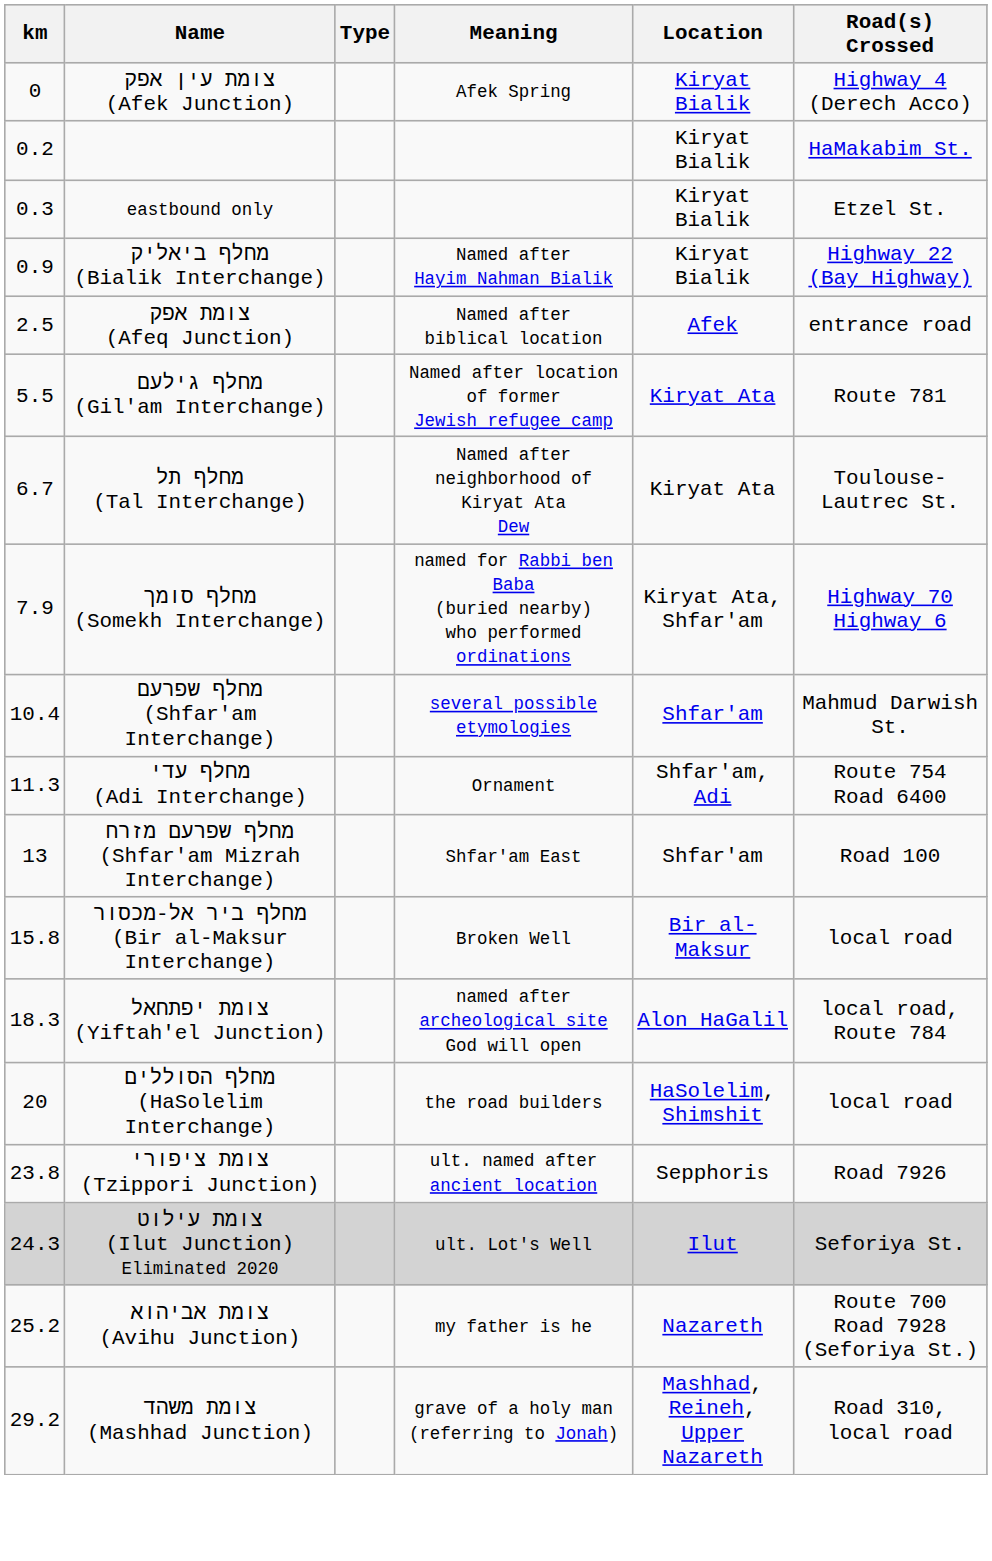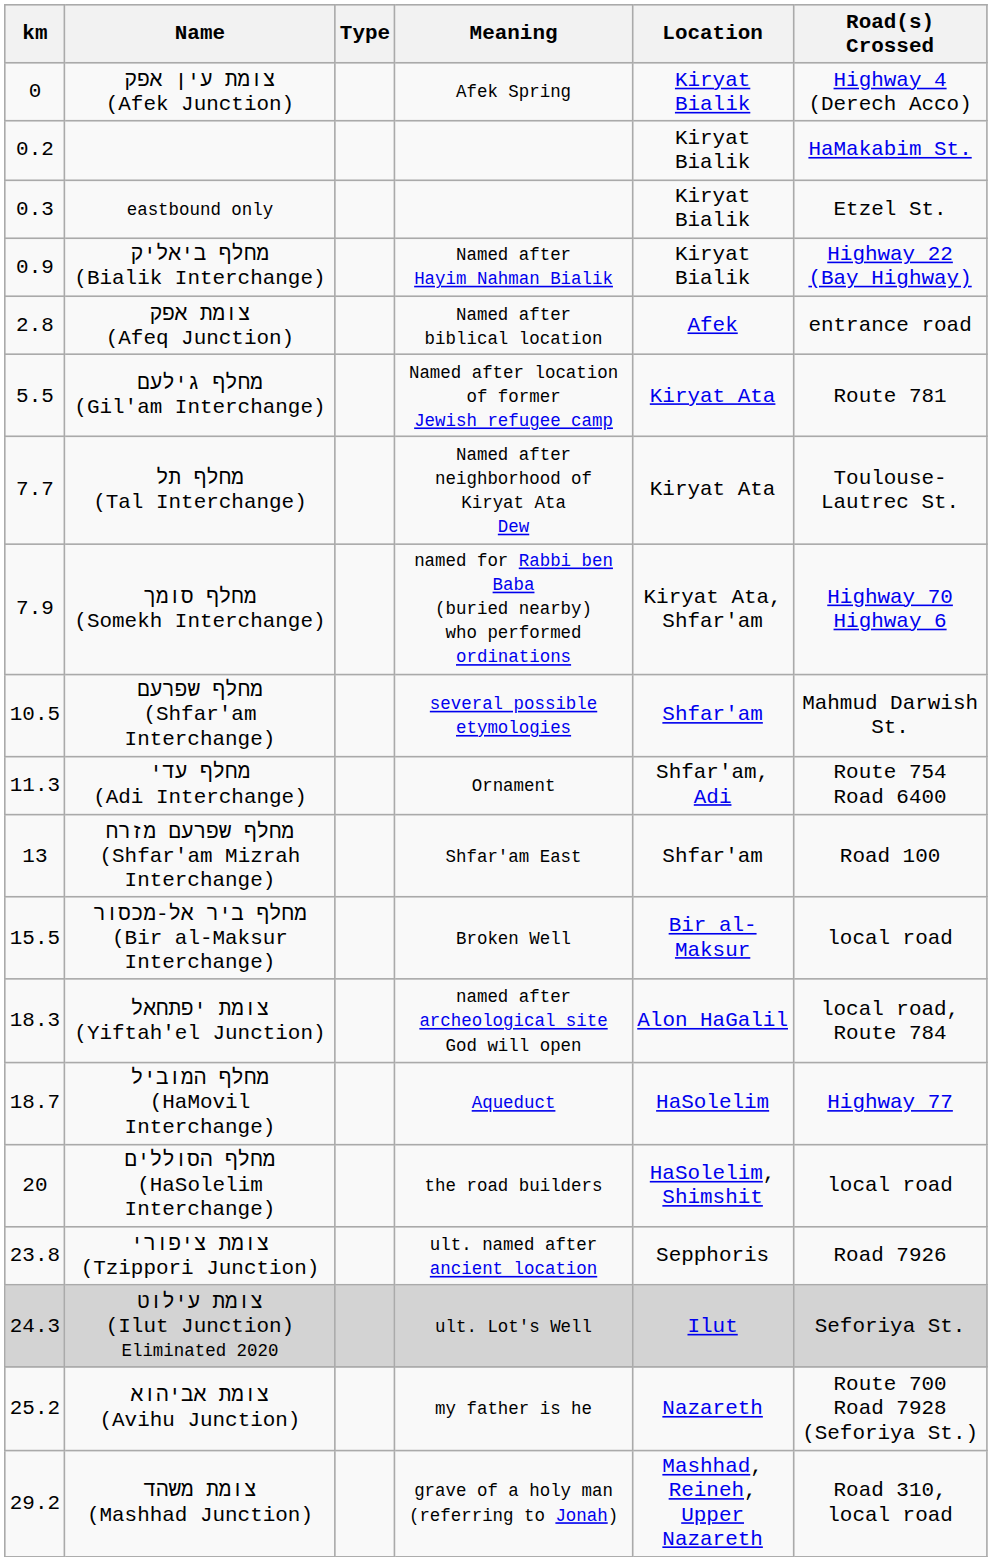(35, 325) 2.5 -> (35, 325) 2.8
(35, 490) 6.7 -> (35, 490) 7.7
(35, 715) 10.4 -> (35, 715) 10.5
(35, 938) 15.8 -> (35, 938) 15.5
+ row: (200, 1103)
